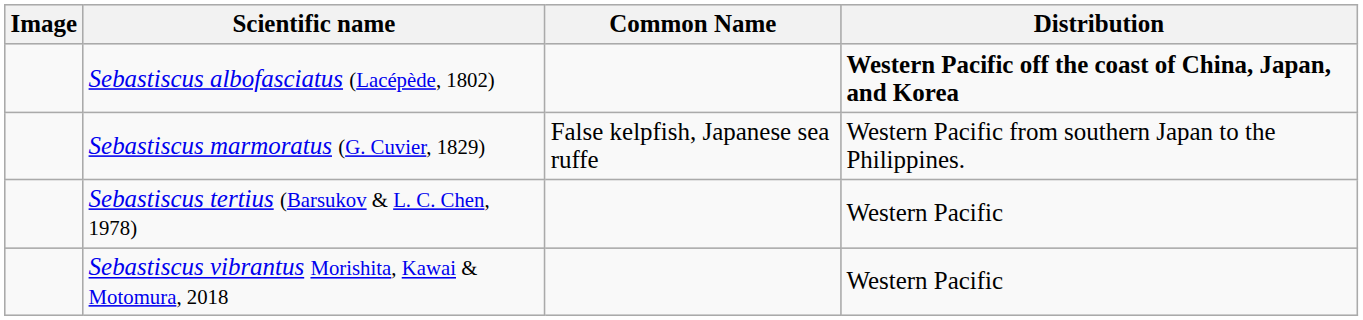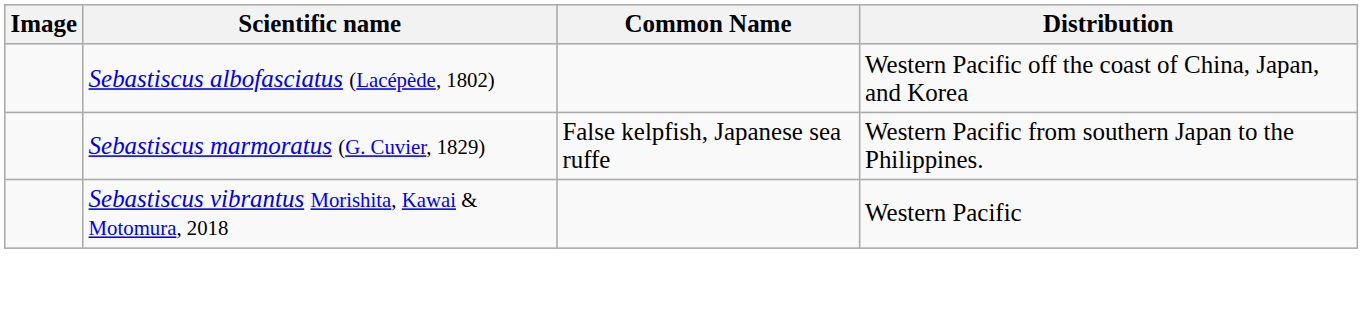(1089, 77) bold -> (1092, 77) normal
- row: (289, 213)
